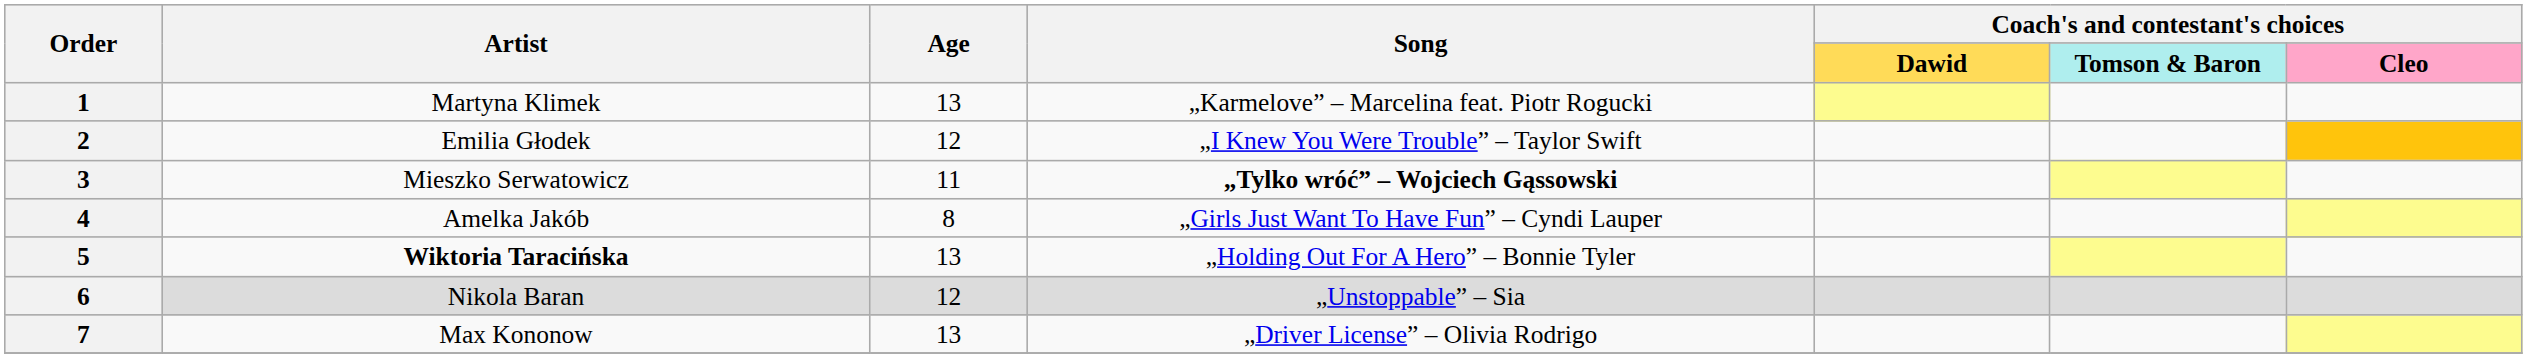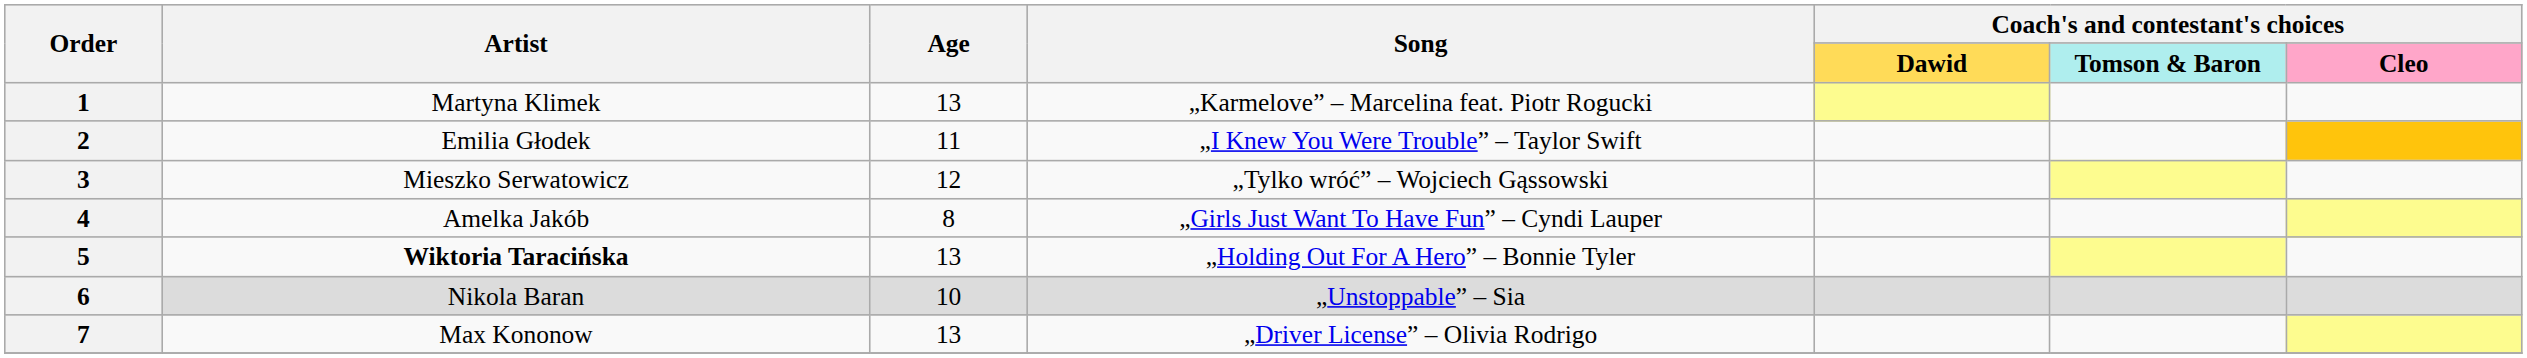(949, 140) 12 -> (949, 140) 11
(949, 179) 11 -> (949, 179) 12
(1421, 179) bold -> (1421, 179) normal
(949, 295) 12 -> (949, 295) 10
